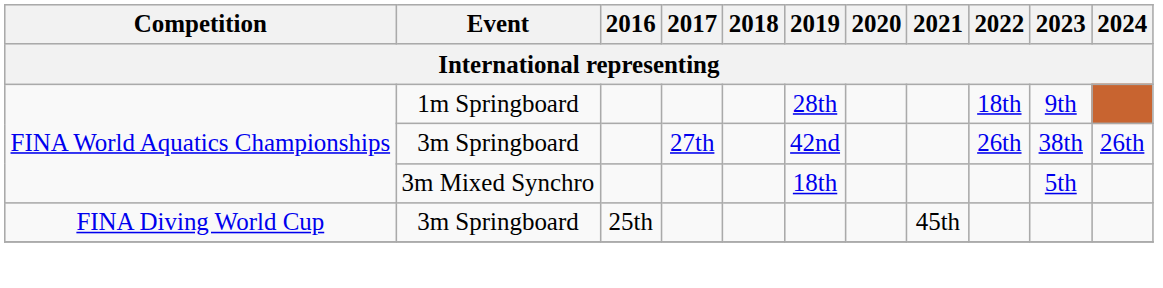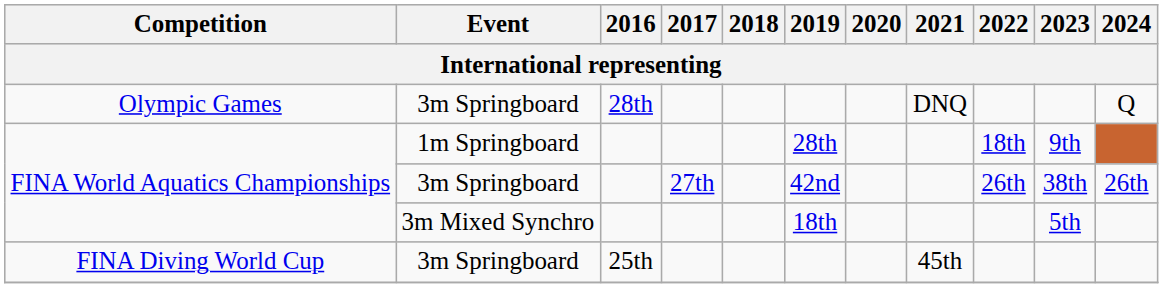+ row: (200, 103)
